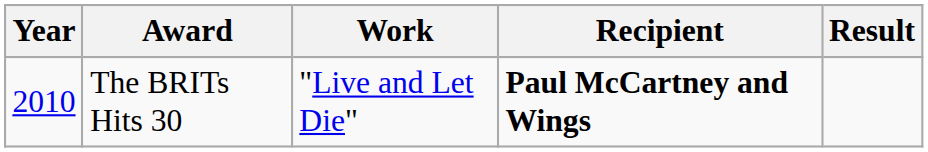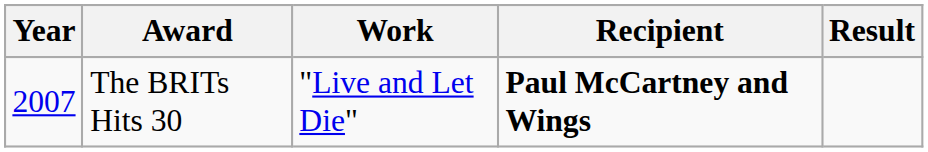(44, 101) 2010 -> (44, 101) 2007
